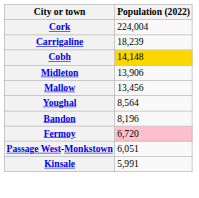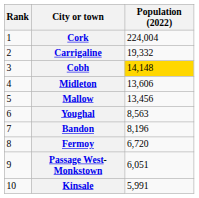+ column: (18, 17)
(130, 42) 18,239 -> (140, 53) 19,332
(130, 73) 13,906 -> (140, 83) 13,606
(128, 103) 8,564 -> (138, 114) 8,563
(128, 133) pink background -> (138, 144) no background
